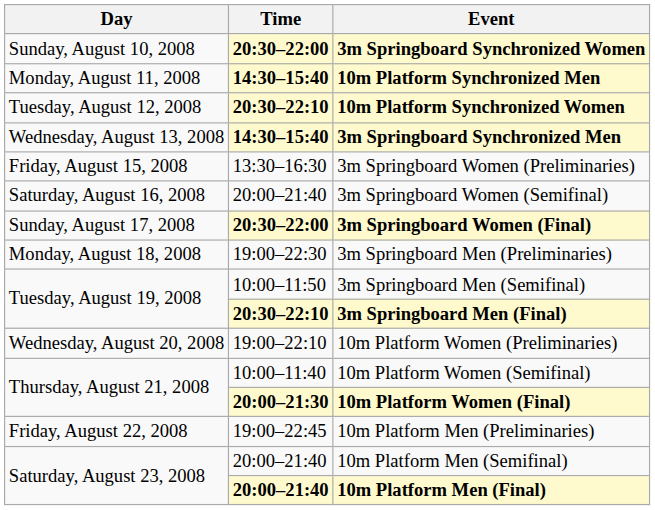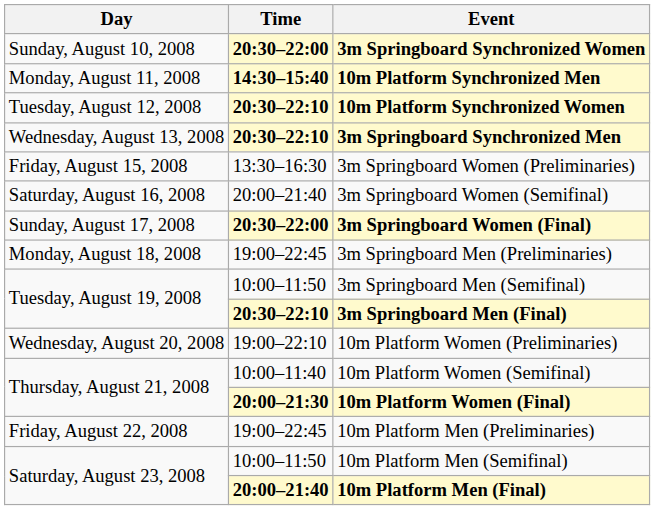(281, 136) 14:30–15:40 -> (281, 136) 20:30–22:10
(280, 254) 19:00–22:30 -> (280, 254) 19:00–22:45
(280, 460) 20:00–21:40 -> (279, 460) 10:00–11:50
